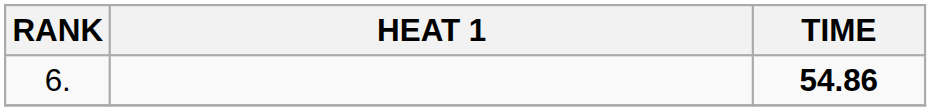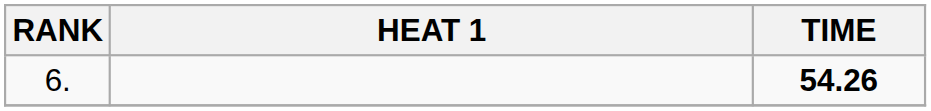(839, 80) 54.86 -> (839, 80) 54.26
